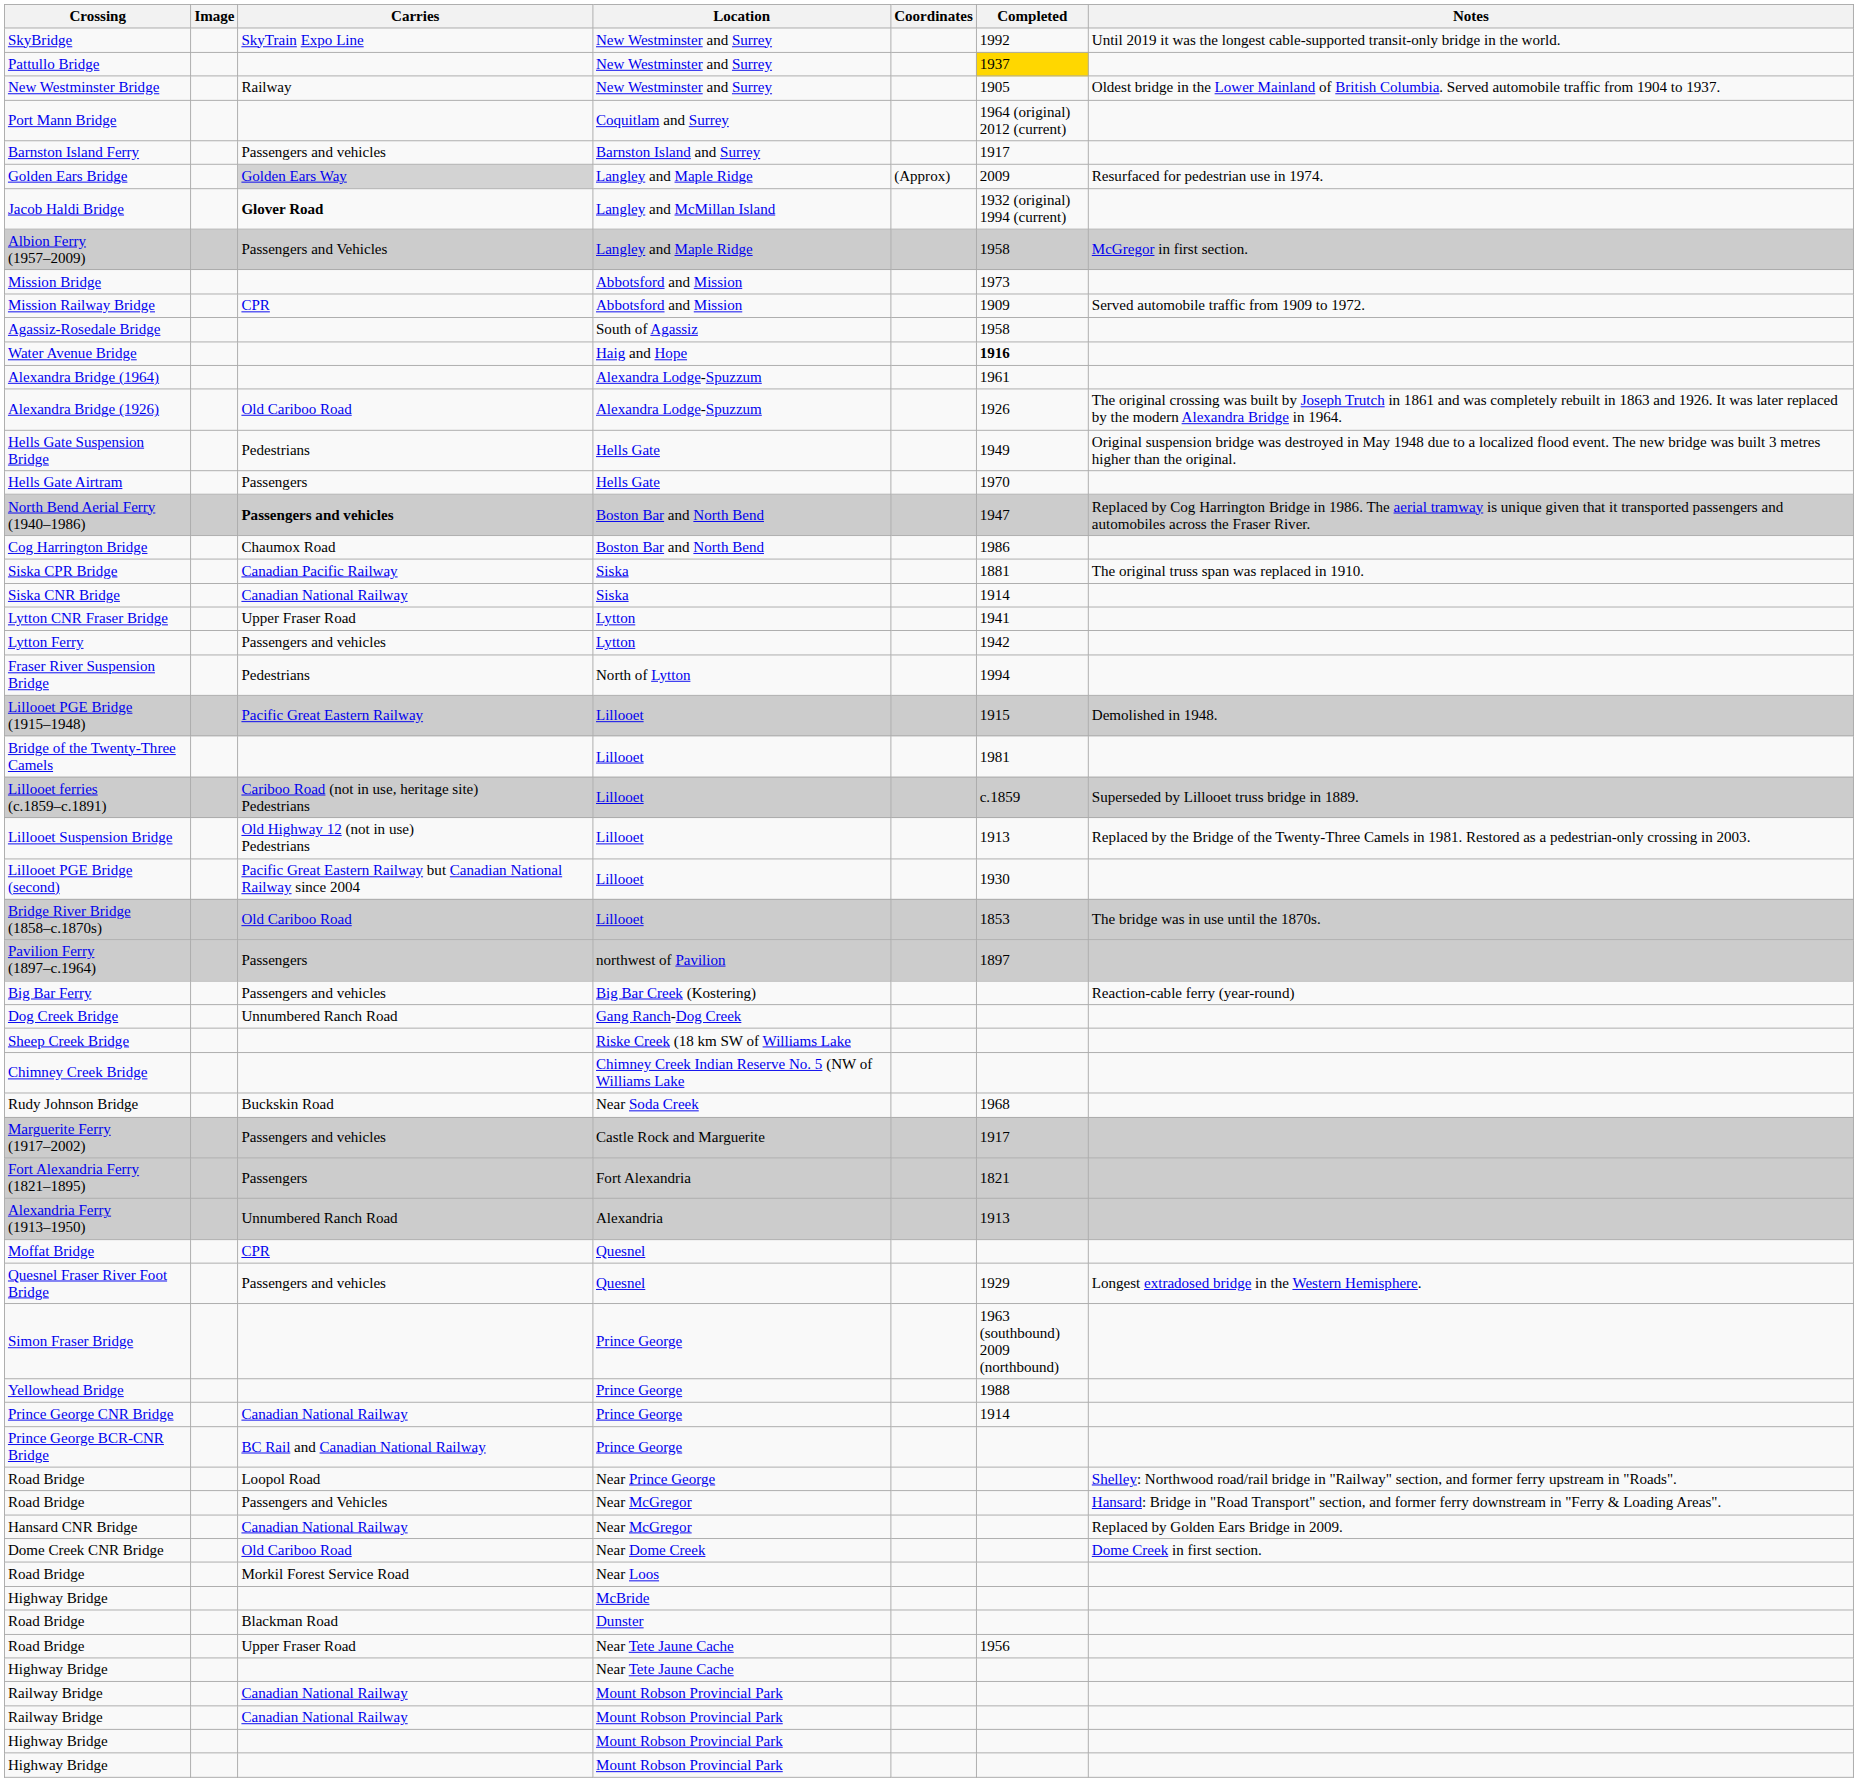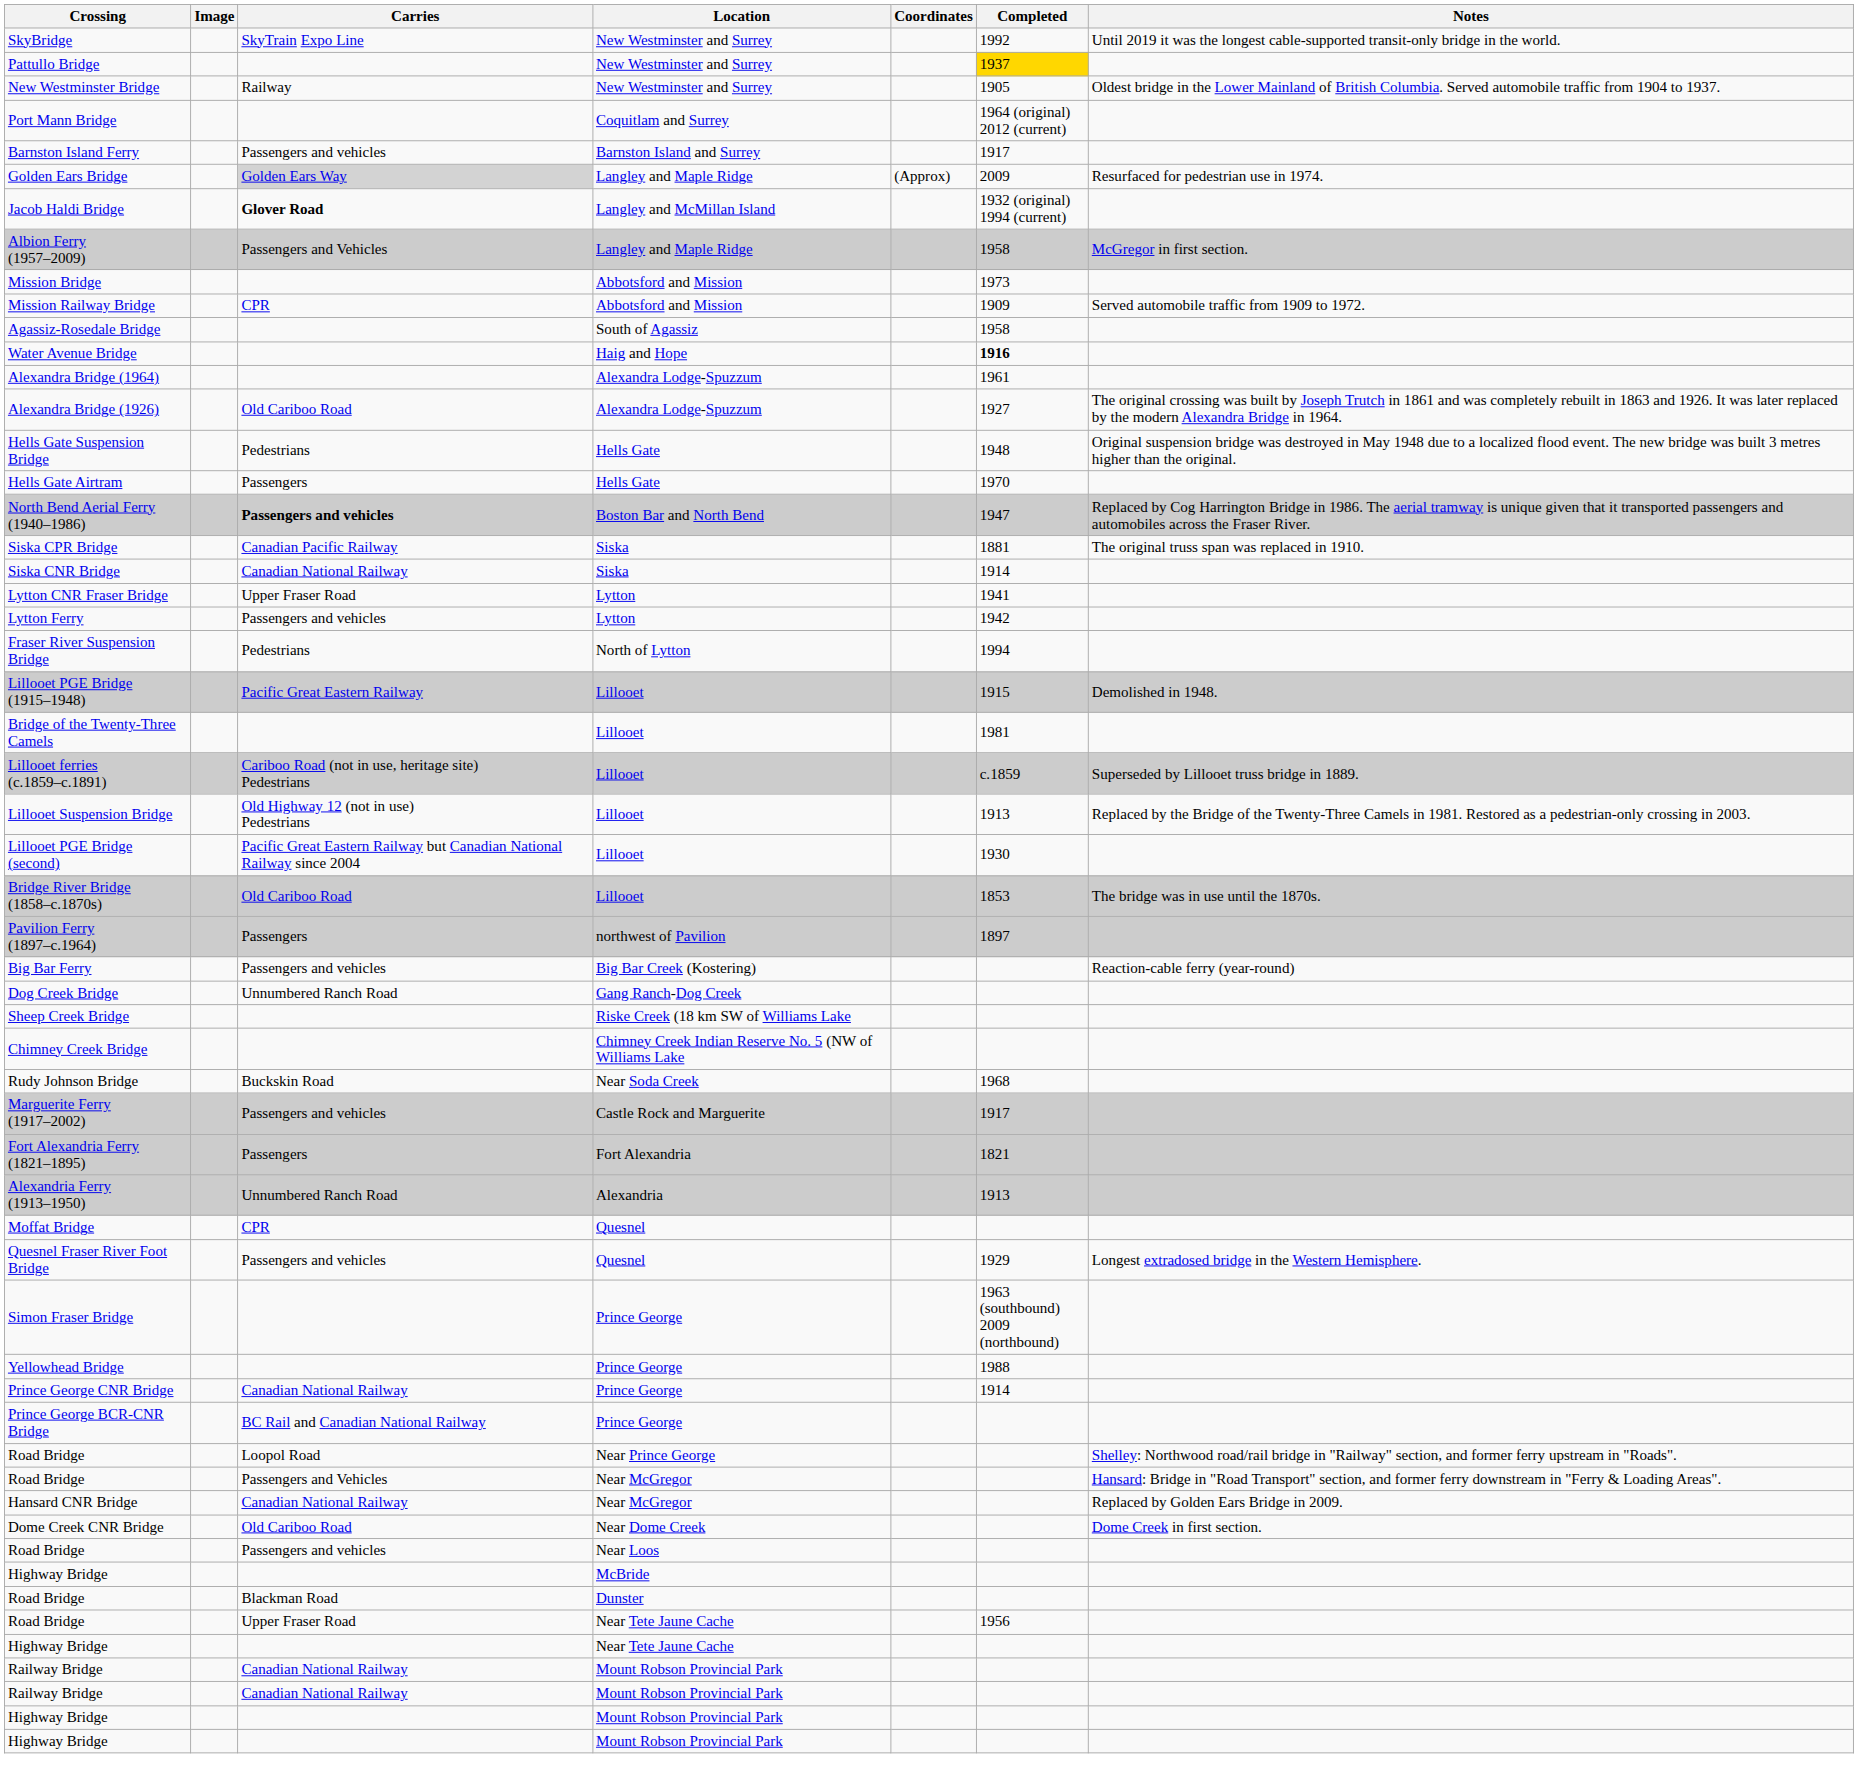(995, 409) 1926 -> (995, 409) 1927
(995, 450) 1949 -> (995, 450) 1948
- row: (78, 547)
(325, 1574) Morkil Forest Service Road -> (314, 1550) Passengers and vehicles
